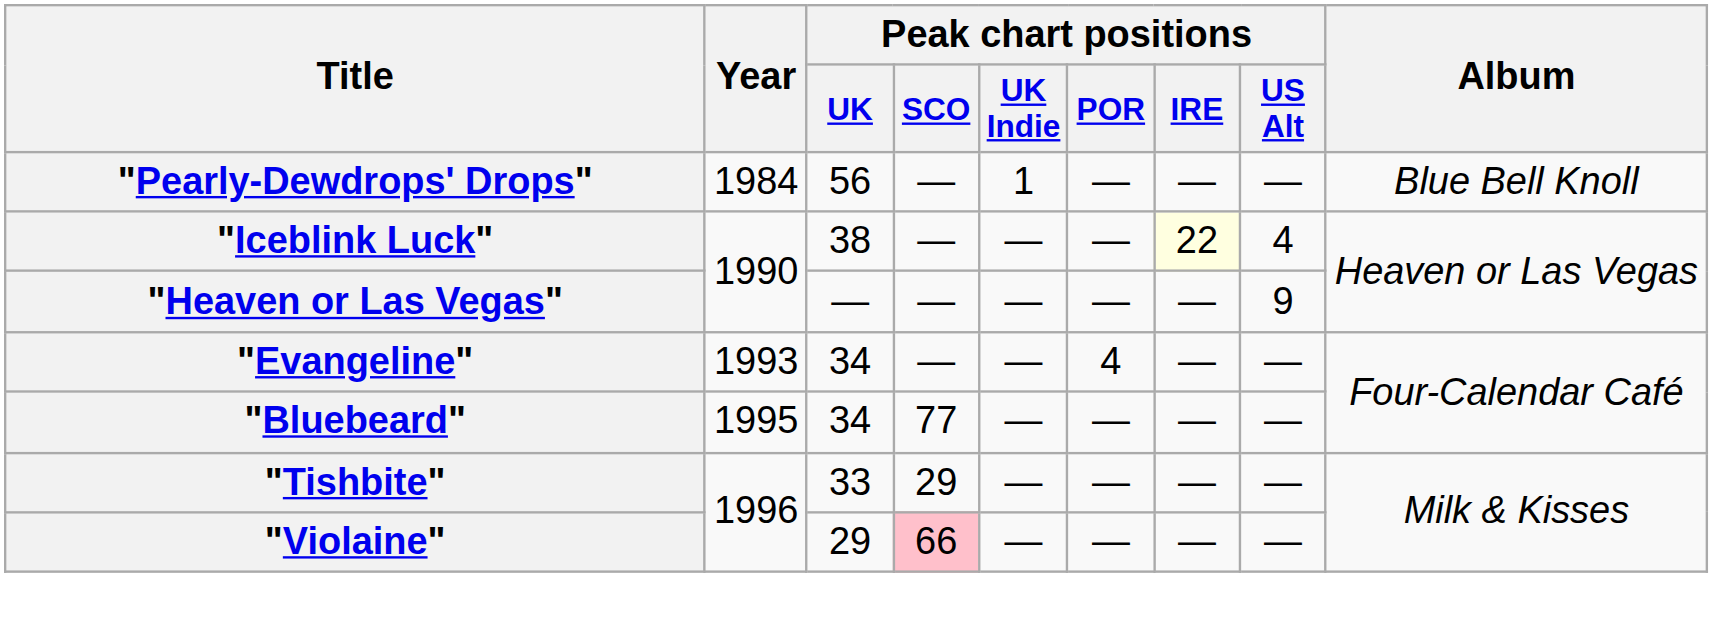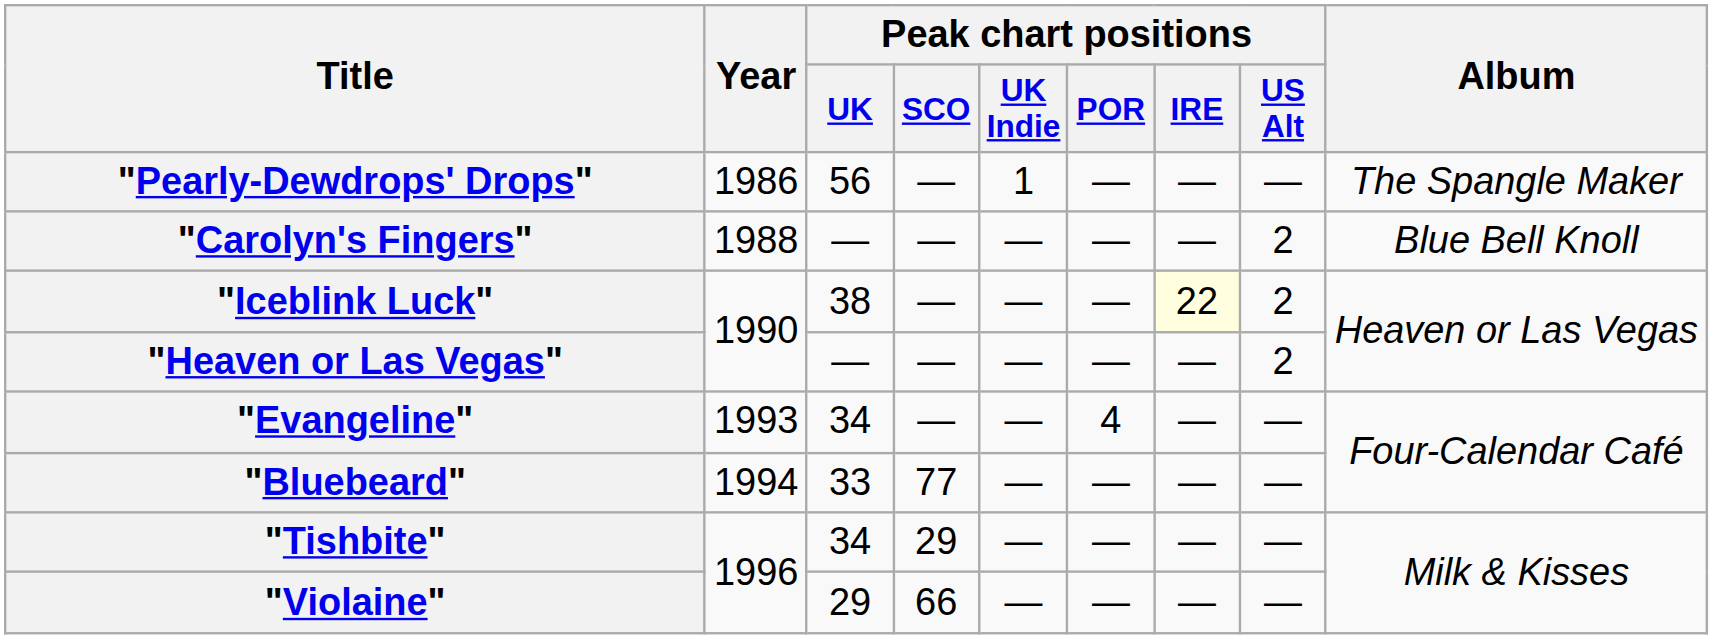(756, 180) 1984 -> (756, 180) 1986
(1516, 180) Blue Bell Knoll -> (1516, 180) The Spangle Maker
+ row: (355, 240)
(1283, 240) 4 -> (1283, 301) 2
(1283, 301) 9 -> (1283, 361) 2
(756, 421) 1995 -> (756, 481) 1994
(850, 421) 34 -> (850, 481) 33
(850, 481) 33 -> (850, 541) 34
(936, 541) pink background -> (936, 601) no background
